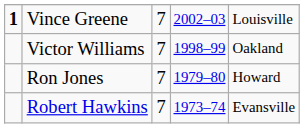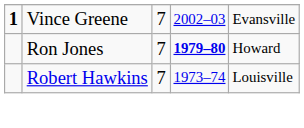(263, 19) Louisville -> (264, 19) Evansville
- row: (86, 48)
(199, 78) normal -> (199, 48) bold
(264, 107) Evansville -> (263, 78) Louisville
